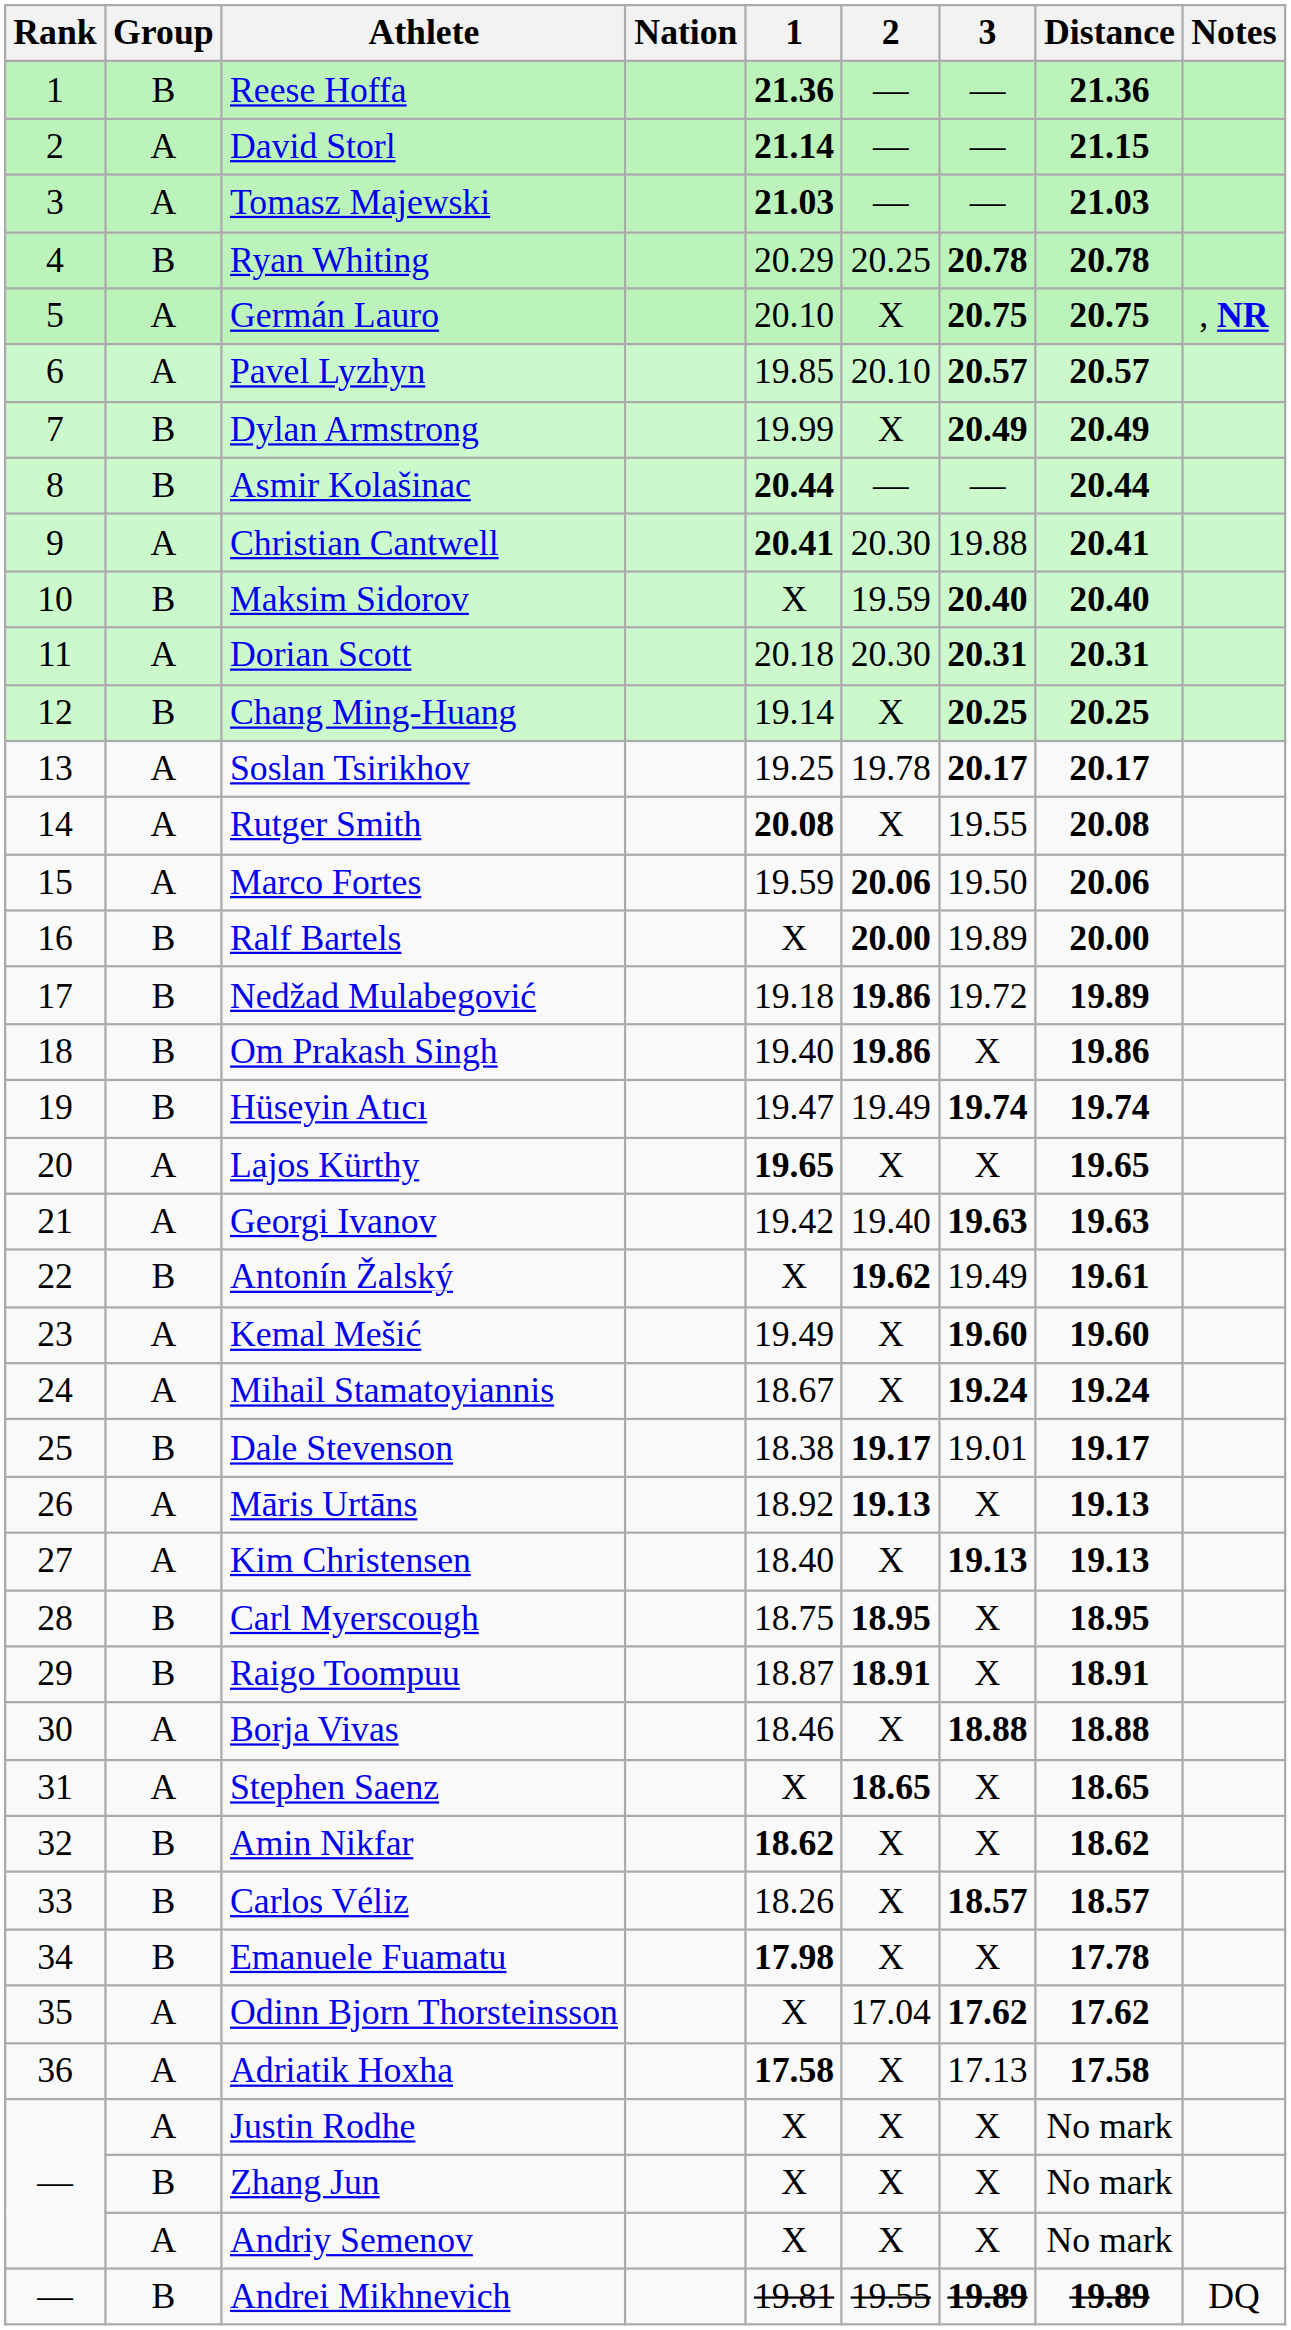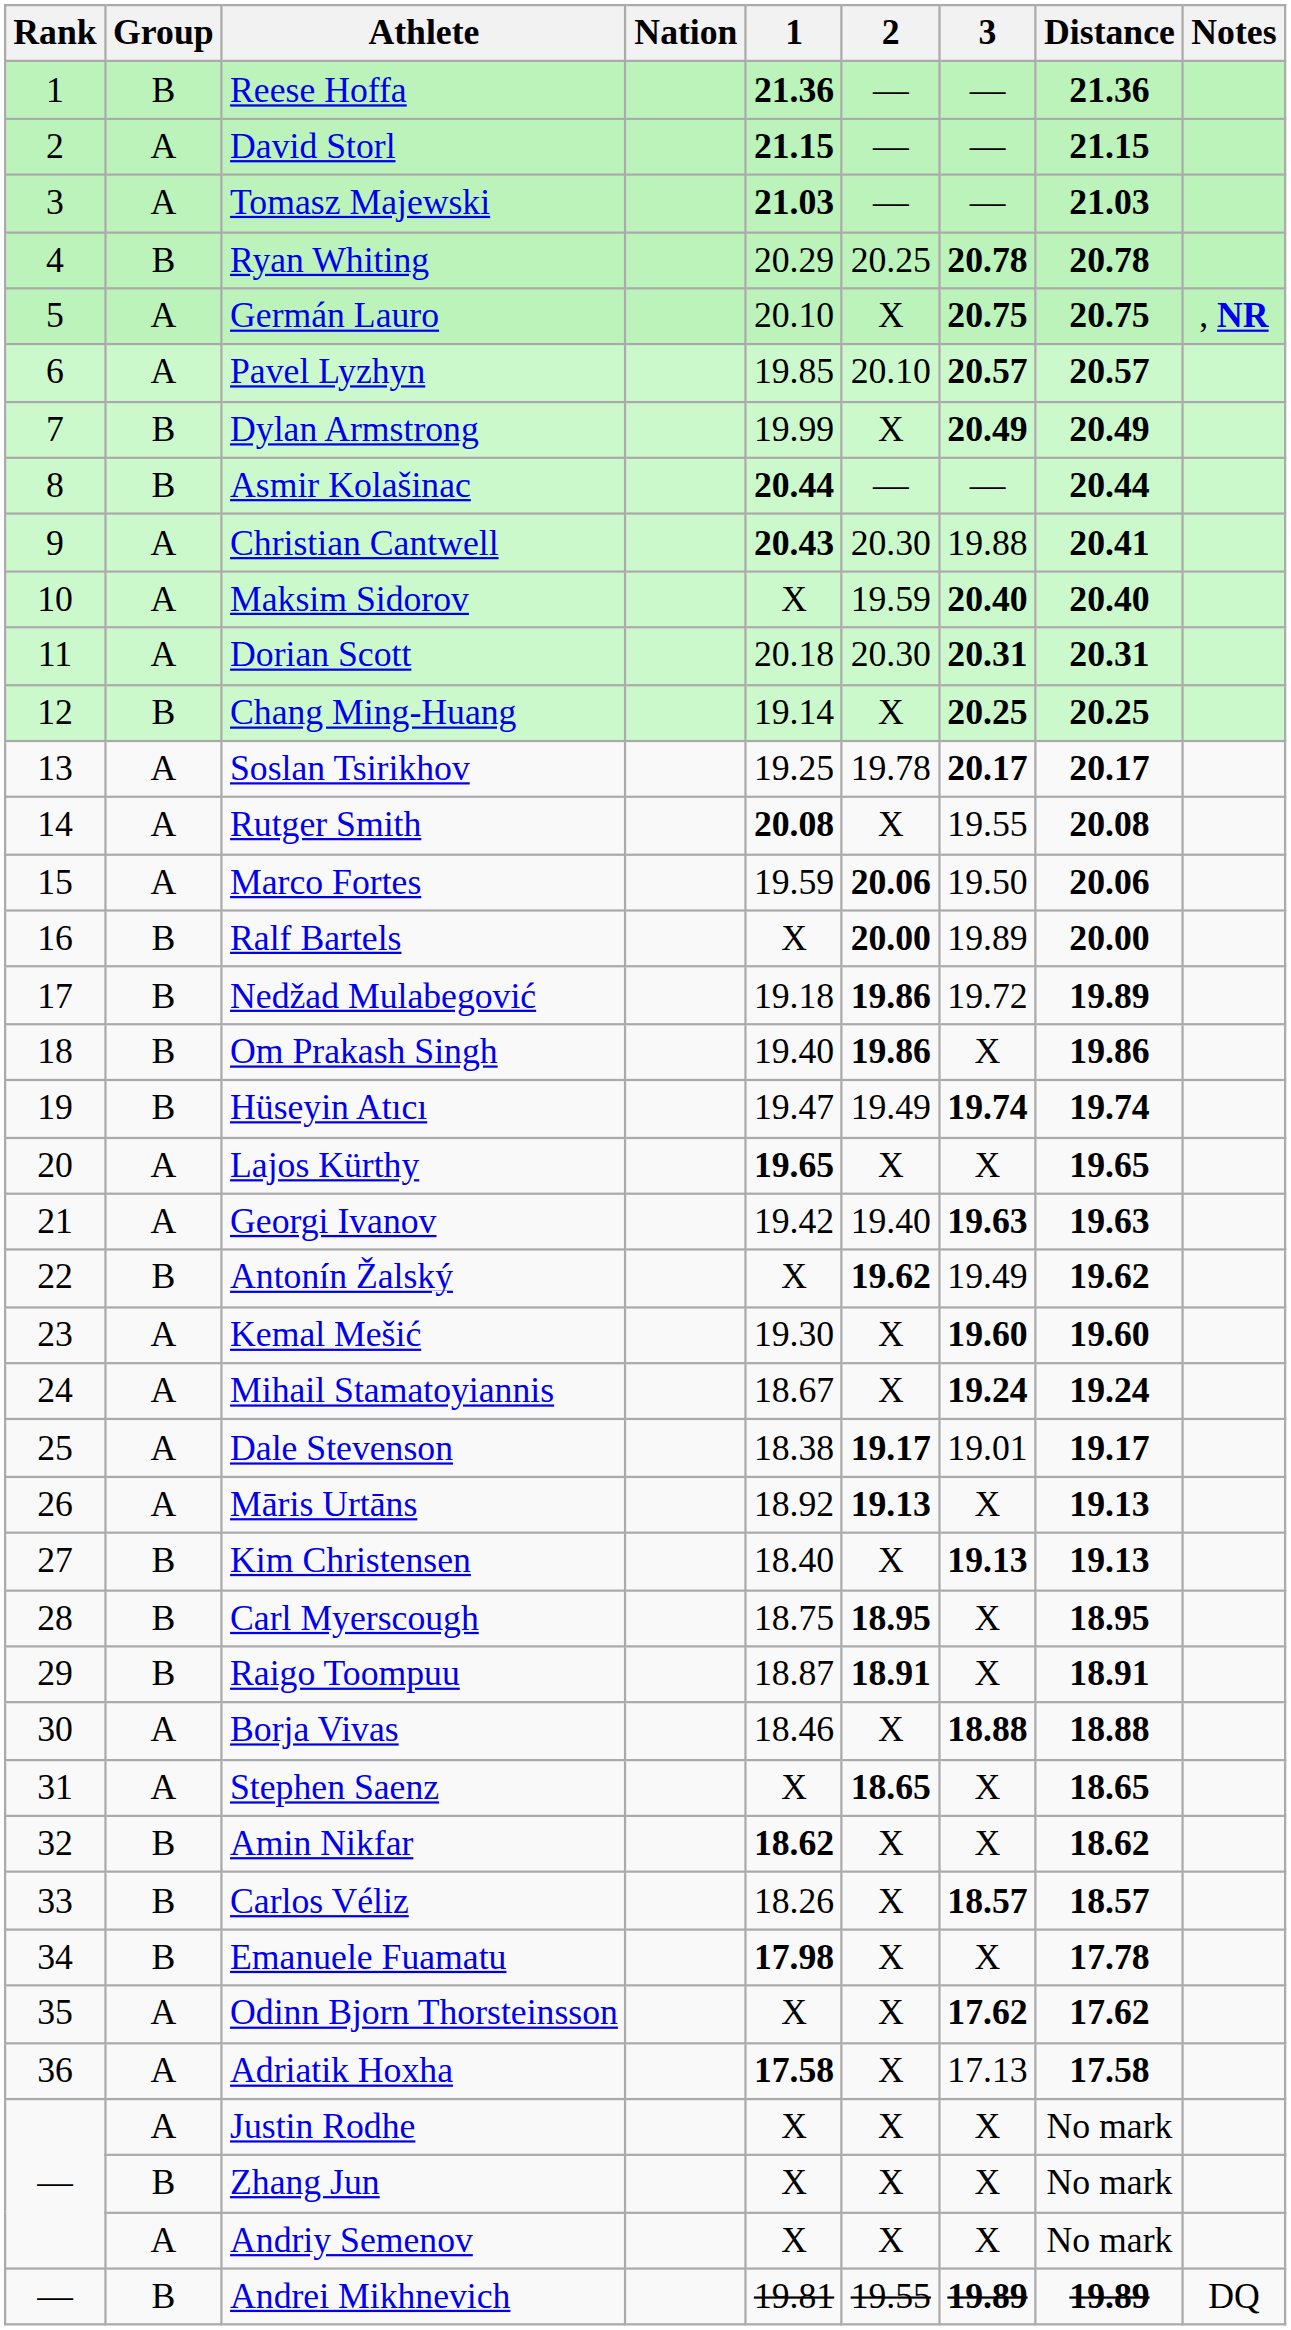(794, 145) 21.14 -> (794, 145) 21.15
(794, 542) 20.41 -> (794, 542) 20.43
(163, 598) B -> (163, 598) A
(1109, 1277) 19.61 -> (1109, 1277) 19.62
(794, 1334) 19.49 -> (794, 1334) 19.30
(163, 1447) B -> (163, 1447) A
(163, 1560) A -> (163, 1560) B
(891, 2013) 17.04 -> (891, 2013) X
